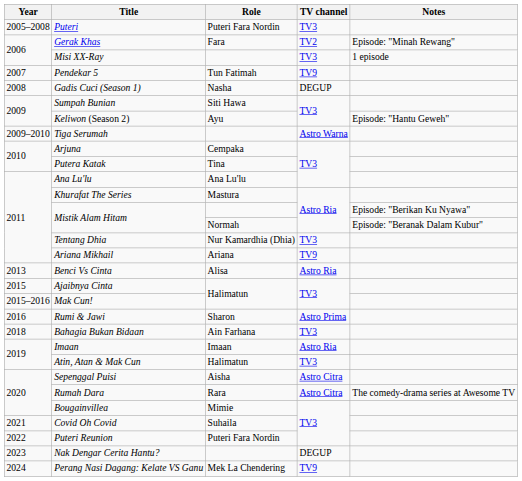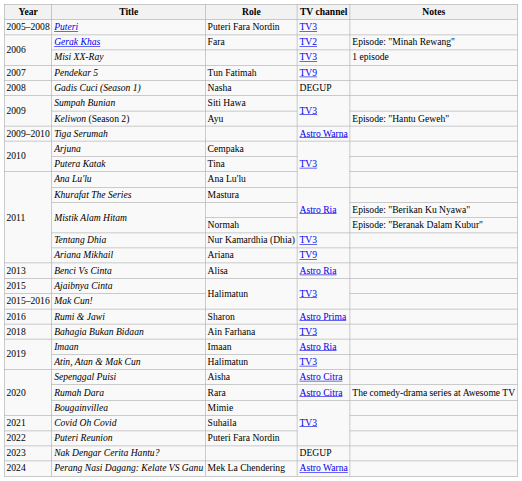(308, 468) TV9 -> (324, 468) Astro Warna
